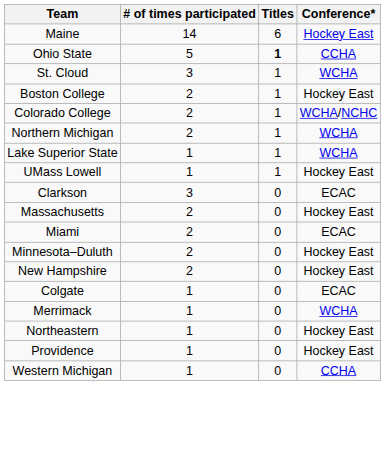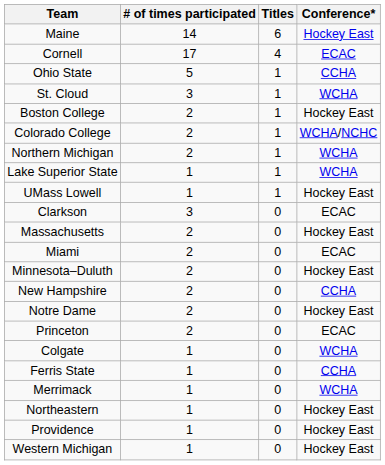+ row: (62, 53)
(278, 53) bold -> (278, 73) normal
(338, 271) Hockey East -> (338, 291) CCHA
+ row: (62, 311)
+ row: (62, 331)
(338, 291) ECAC -> (338, 350) WCHA
+ row: (62, 370)
(338, 370) CCHA -> (338, 449) Hockey East
